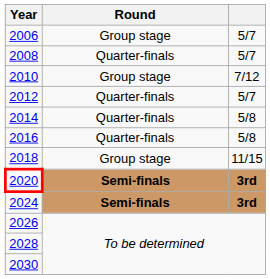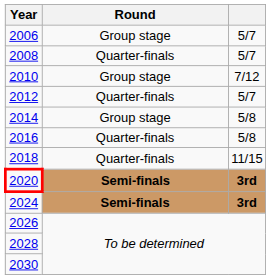(135, 117) Quarter-finals -> (135, 117) Group stage
(135, 159) Group stage -> (135, 159) Quarter-finals
